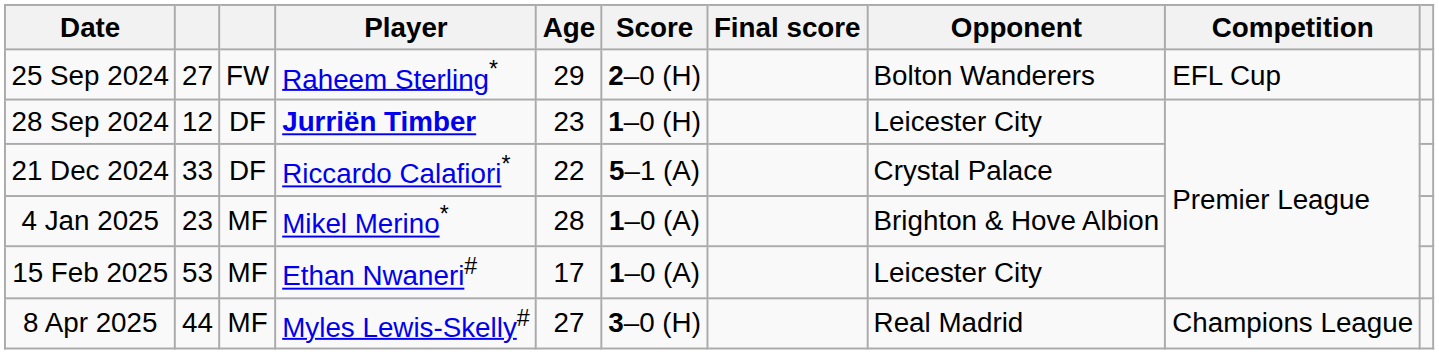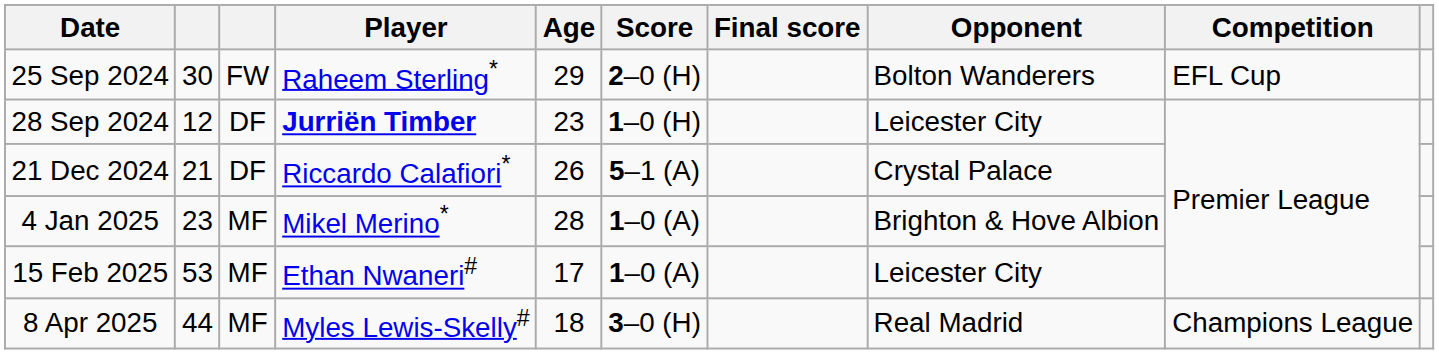(197, 75) 27 -> (197, 75) 30
(197, 170) 33 -> (197, 170) 21
(569, 170) 22 -> (569, 170) 26
(569, 324) 27 -> (569, 324) 18
